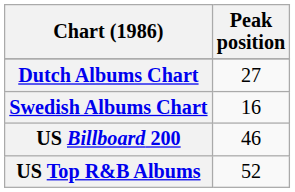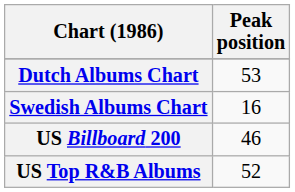(251, 75) 27 -> (251, 75) 53
